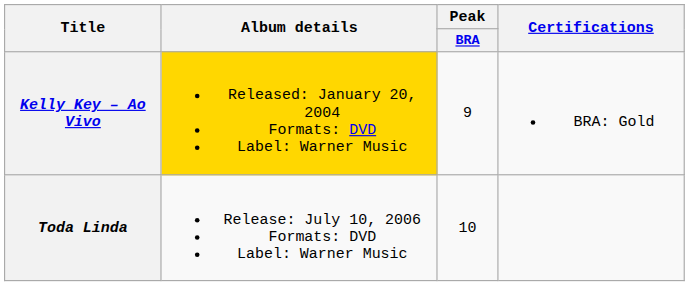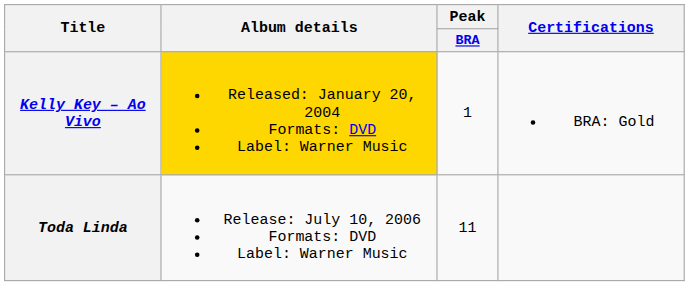(468, 113) 9 -> (468, 113) 1
(468, 228) 10 -> (468, 228) 11
